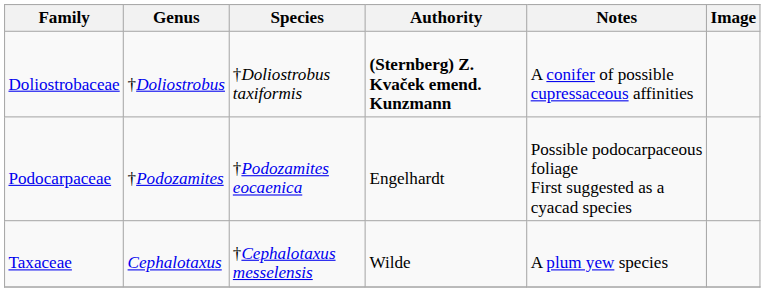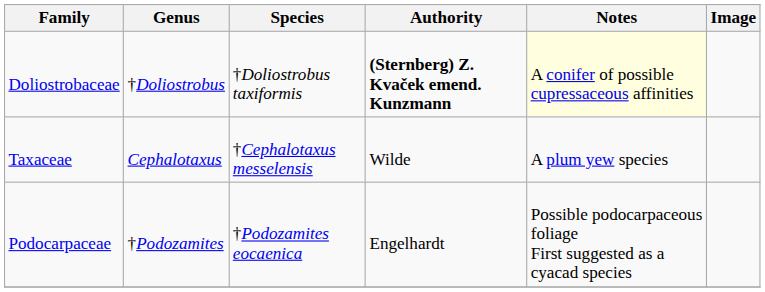(612, 83) no background -> (612, 83) lightyellow background
rows swapped: (60, 178) <-> (40, 263)
